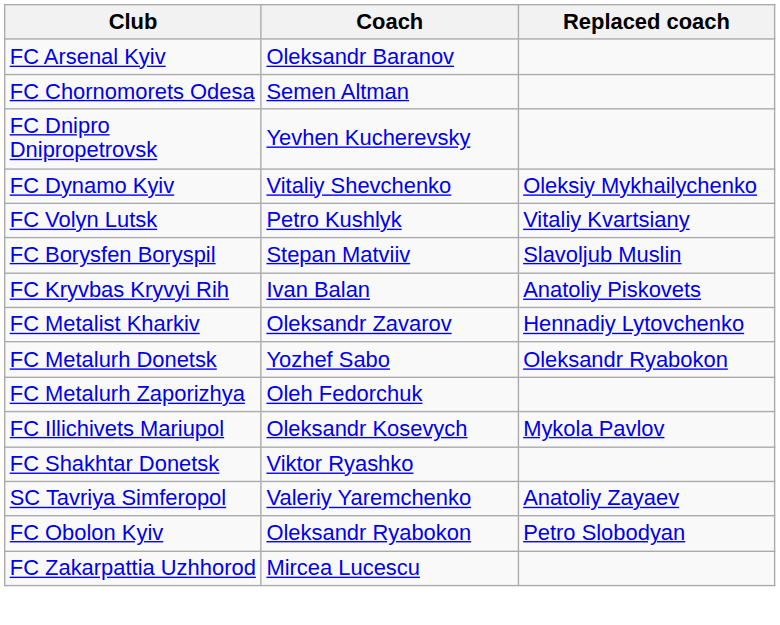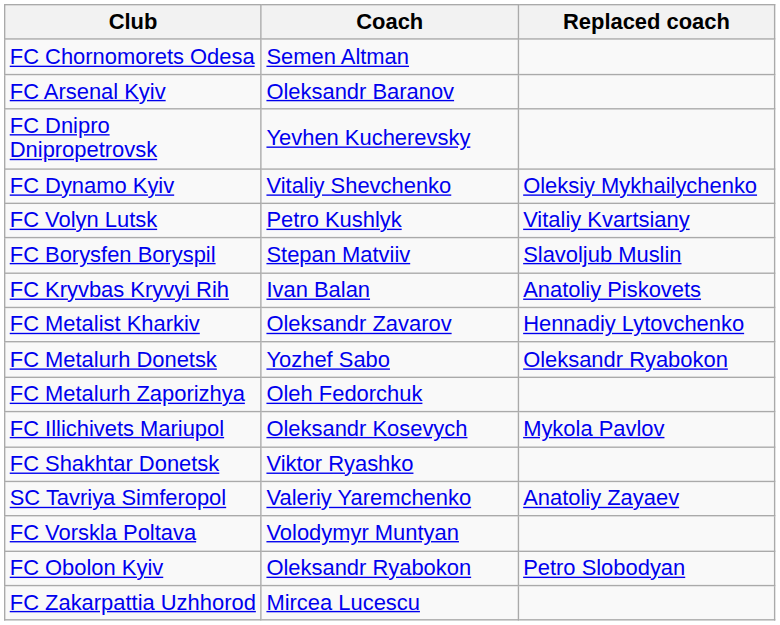rows swapped: (88, 56) <-> (132, 91)
+ row: (103, 533)
